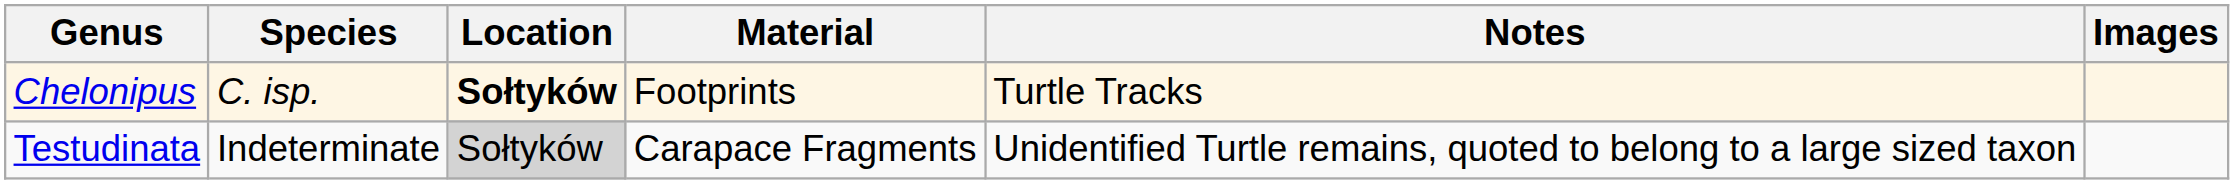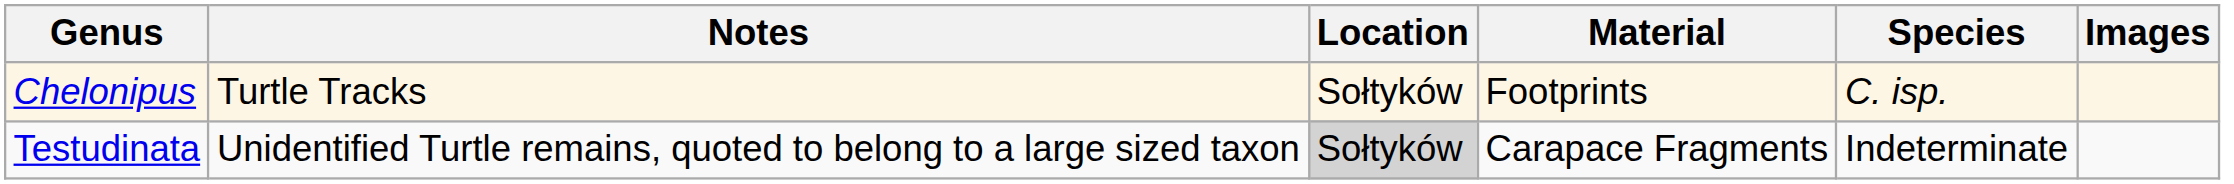columns swapped: (328, 33) <-> (1535, 33)
(537, 91) bold -> (1390, 91) normal
